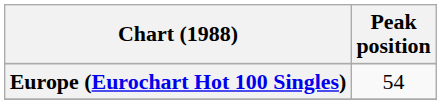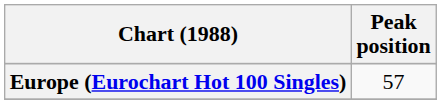(394, 81) 54 -> (394, 81) 57
